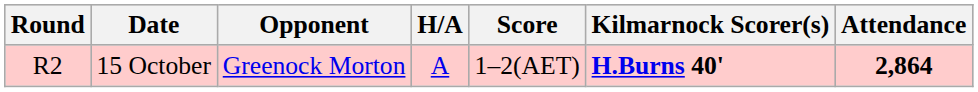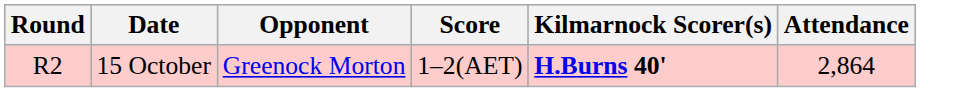- column: (440, 24)
(904, 65) bold -> (846, 65) normal
